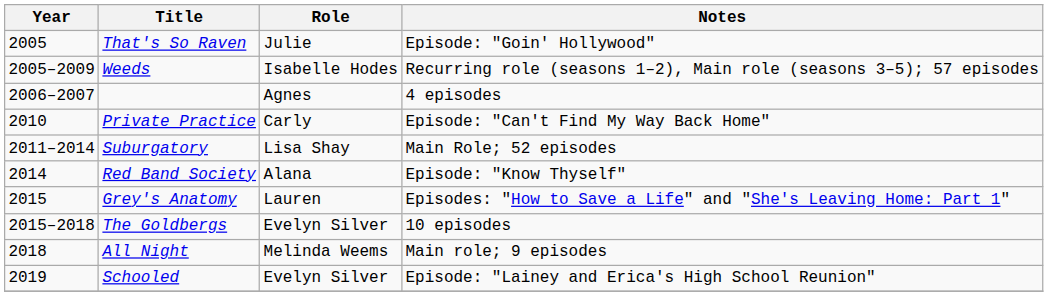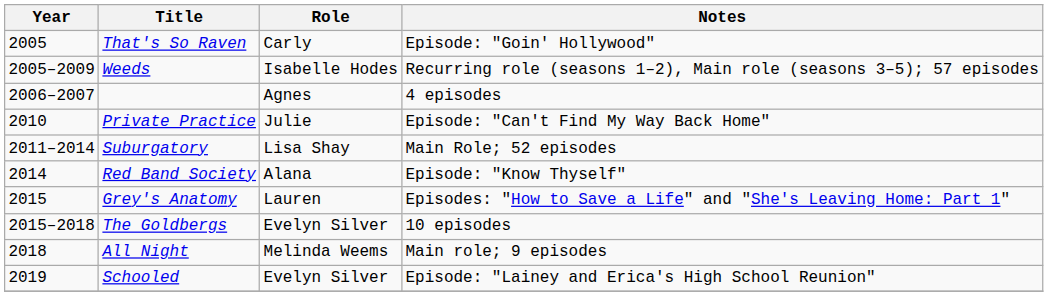(288, 44) Julie -> (288, 44) Carly
(288, 122) Carly -> (288, 122) Julie
